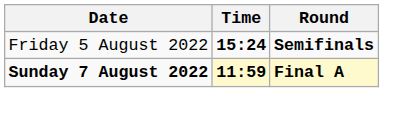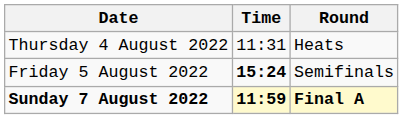+ row: (118, 45)
(324, 45) bold -> (344, 72) normal
